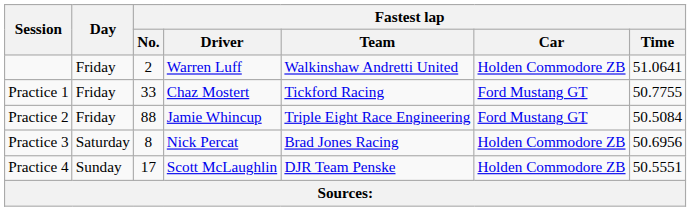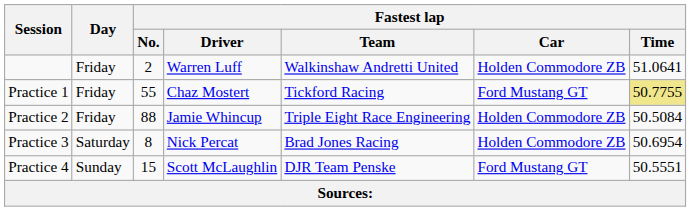(148, 92) 33 -> (148, 92) 55
(657, 92) no background -> (657, 92) khaki background
(532, 117) Ford Mustang GT -> (552, 117) Holden Commodore ZB
(657, 142) 50.6956 -> (657, 142) 50.6954
(148, 167) 17 -> (148, 167) 15
(552, 167) Holden Commodore ZB -> (532, 167) Ford Mustang GT
